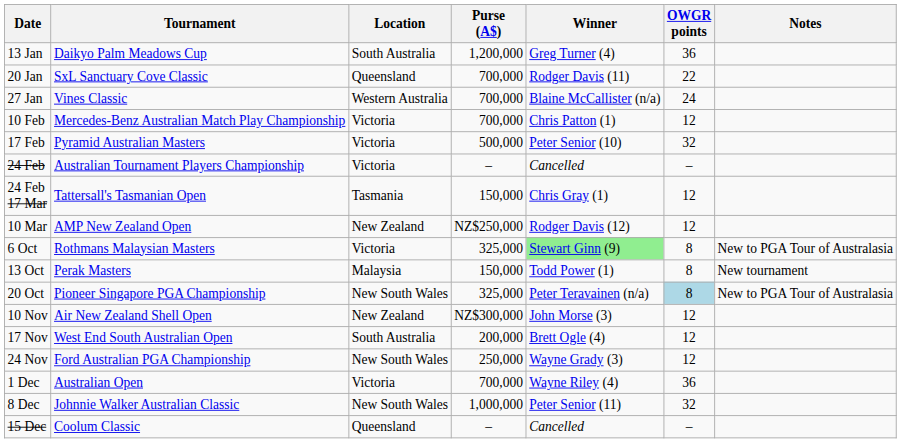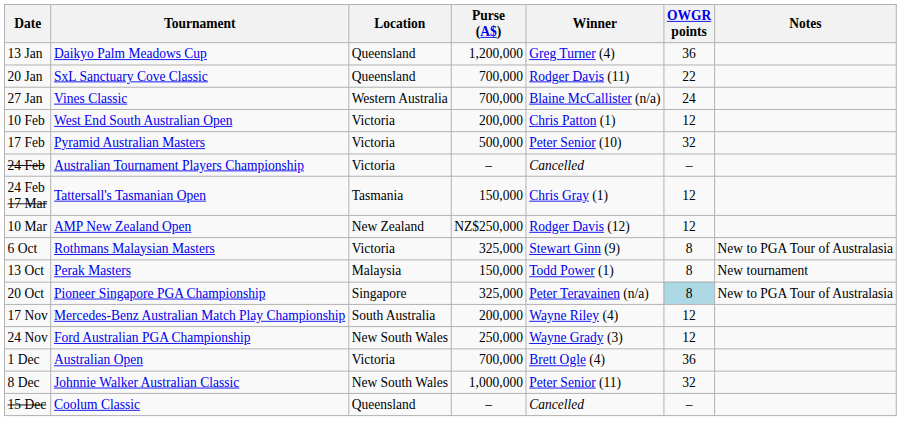(394, 54) South Australia -> (384, 54) Queensland
(200, 121) Mercedes-Benz Australian Match Play Championship -> (143, 121) West End South Australian Open
(501, 121) 700,000 -> (501, 121) 200,000
(575, 248) lightgreen background -> (575, 248) no background
(400, 293) New South Wales -> (379, 293) Singapore
- row: (28, 315)
(143, 337) West End South Australian Open -> (200, 315) Mercedes-Benz Australian Match Play Championship
(567, 337) Brett Ogle (4) -> (574, 315) Wayne Riley (4)
(574, 382) Wayne Riley (4) -> (567, 360) Brett Ogle (4)
